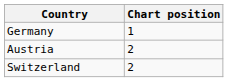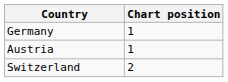(131, 49) 2 -> (131, 49) 1
